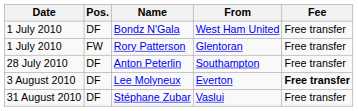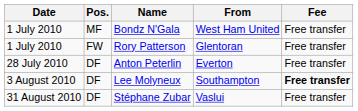(93, 30) DF -> (94, 30) MF
(228, 64) Southampton -> (214, 64) Everton
(214, 81) Everton -> (228, 81) Southampton
